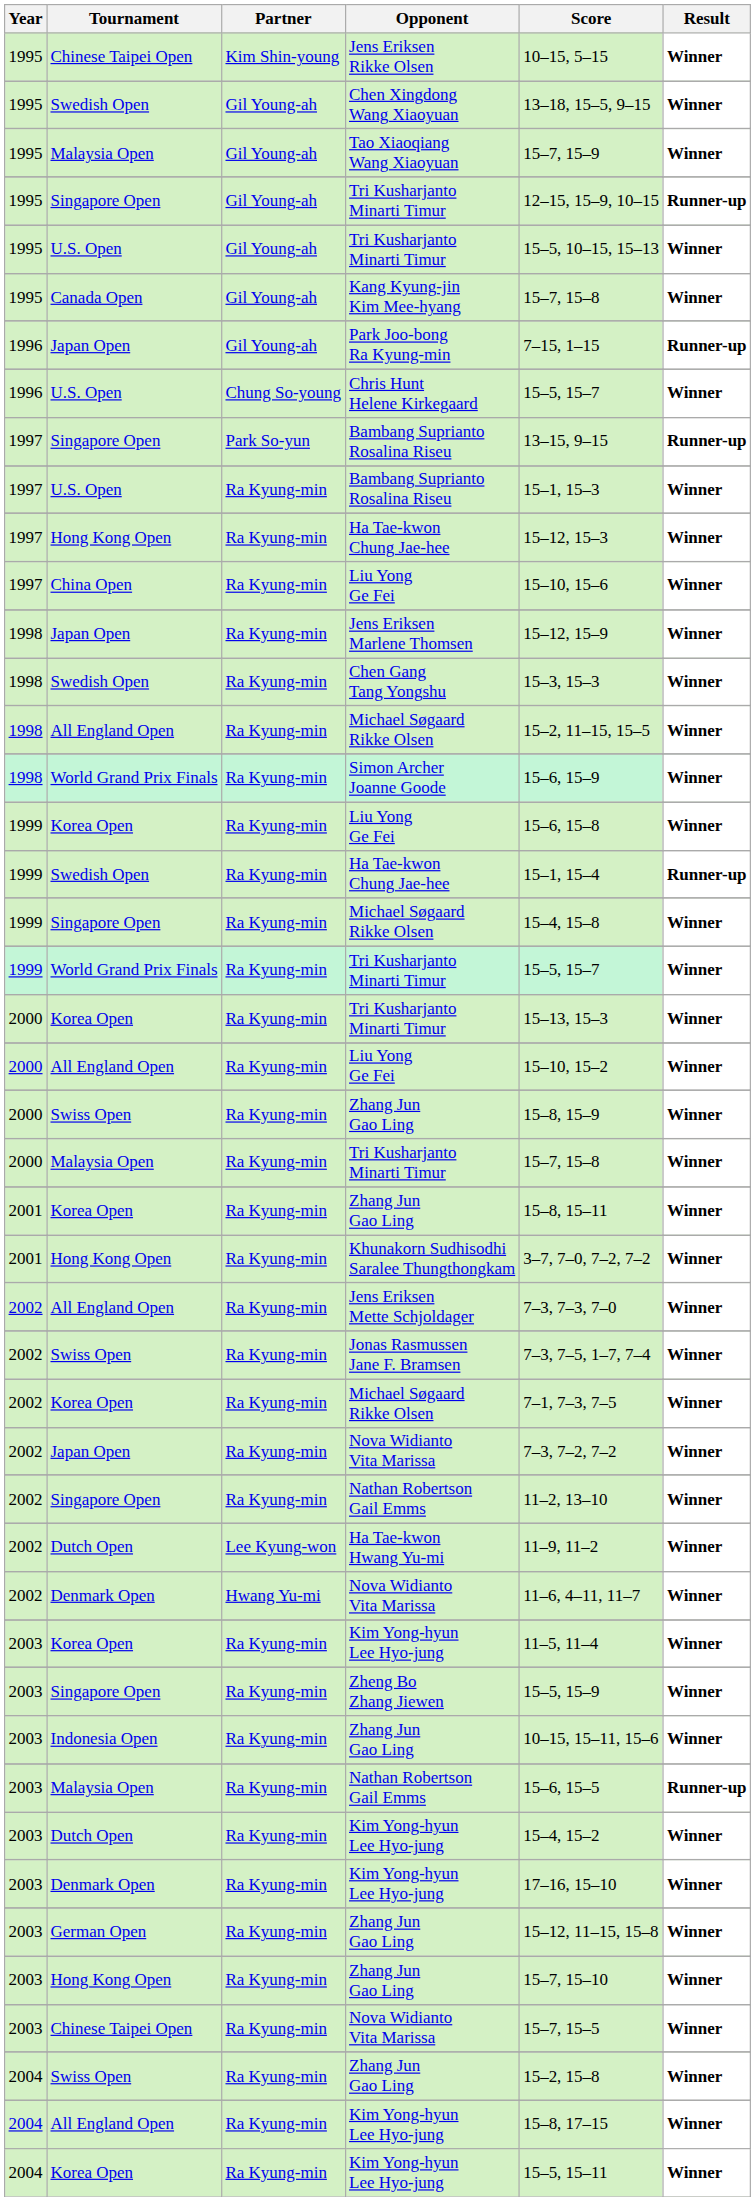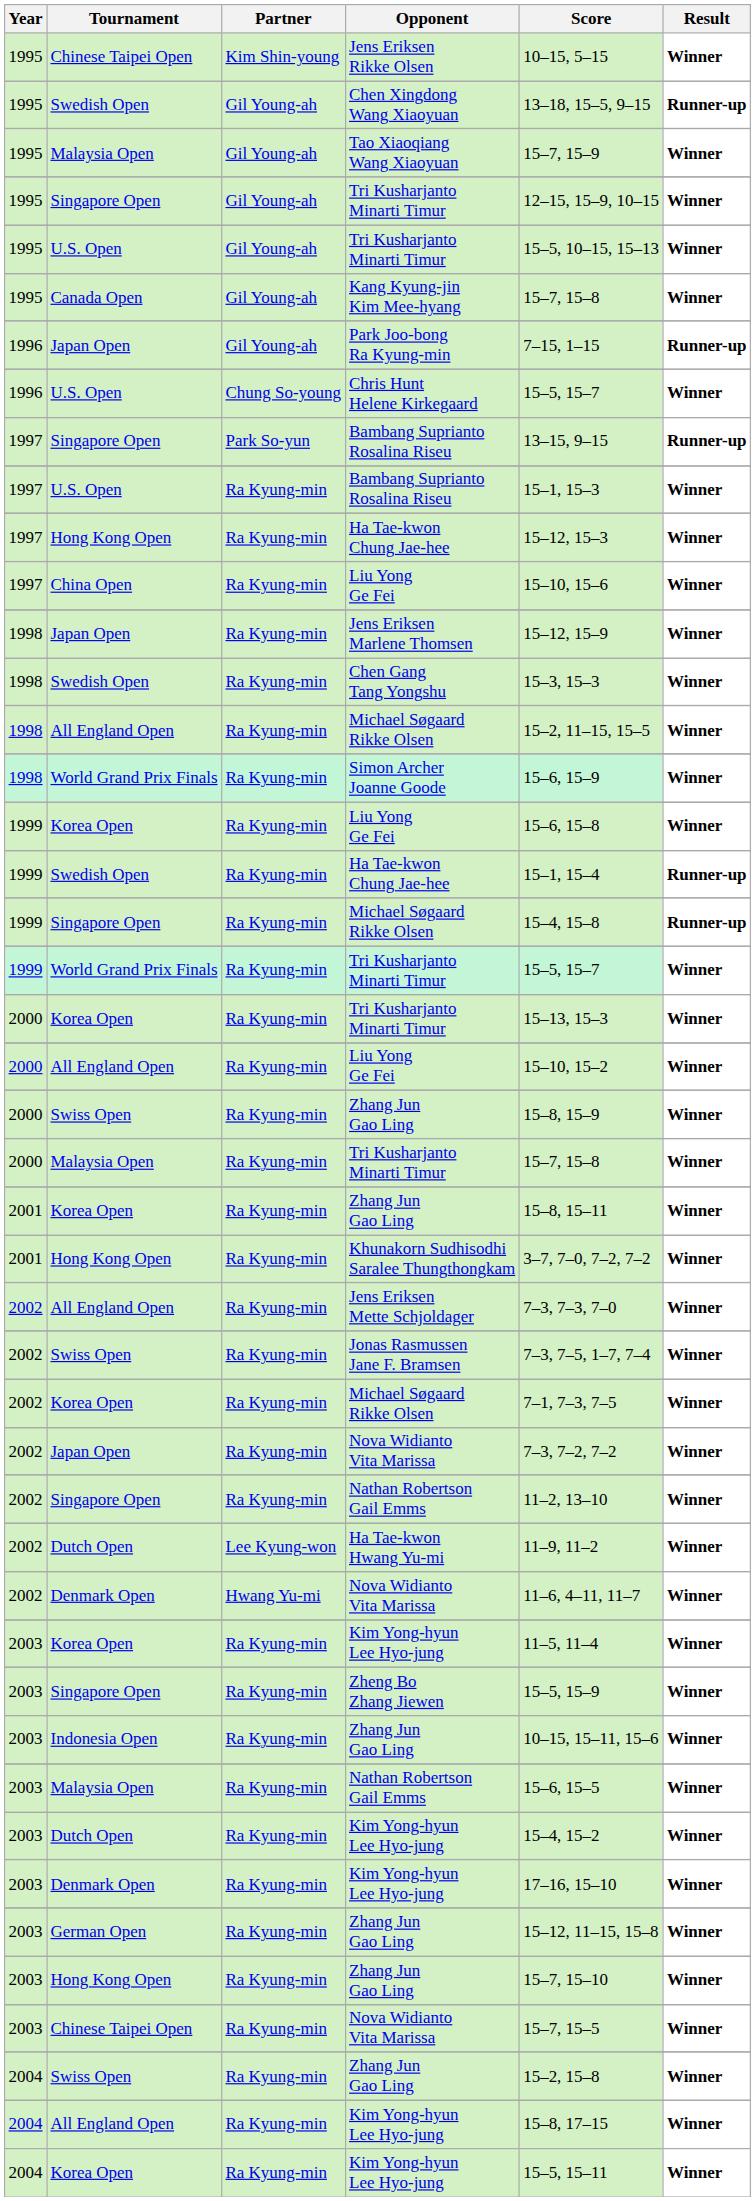(695, 105) Winner -> (707, 105) Runner-up
(707, 201) Runner-up -> (695, 201) Winner
(695, 922) Winner -> (707, 922) Runner-up
(707, 1788) Runner-up -> (695, 1788) Winner
